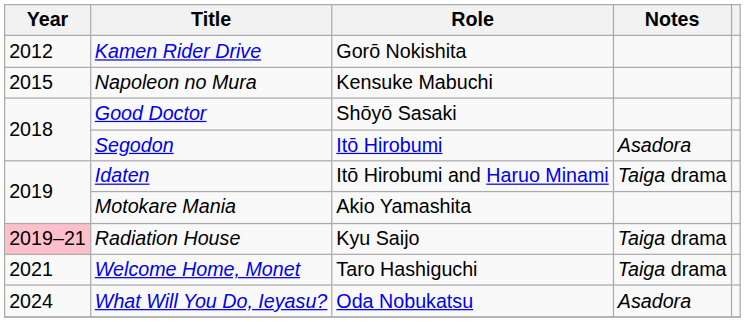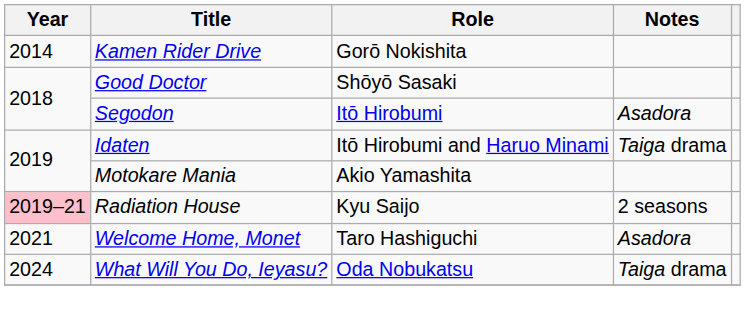(31, 51) 2012 -> (31, 51) 2014
- row: (176, 82)
(672, 238) Taiga drama -> (663, 207) 2 seasons
(672, 269) Taiga drama -> (654, 238) Asadora
(654, 301) Asadora -> (672, 269) Taiga drama
